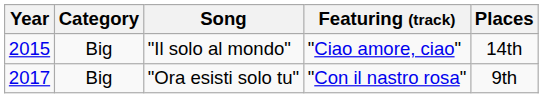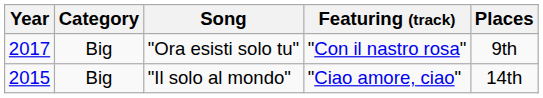rows swapped: (219, 48) <-> (223, 78)
